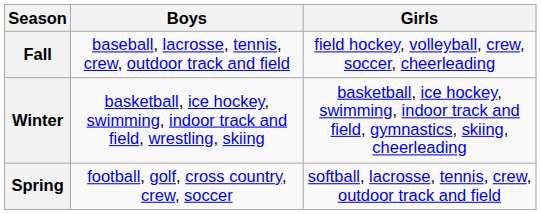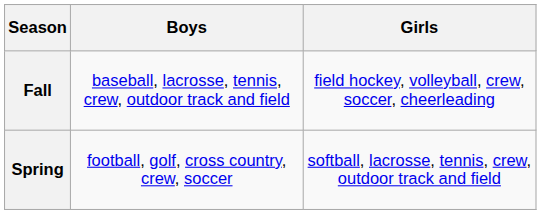- row: (38, 120)
